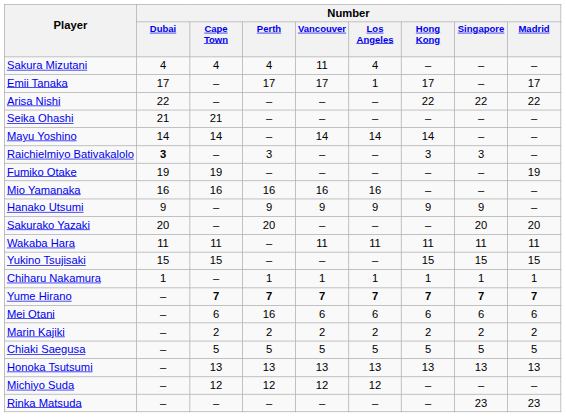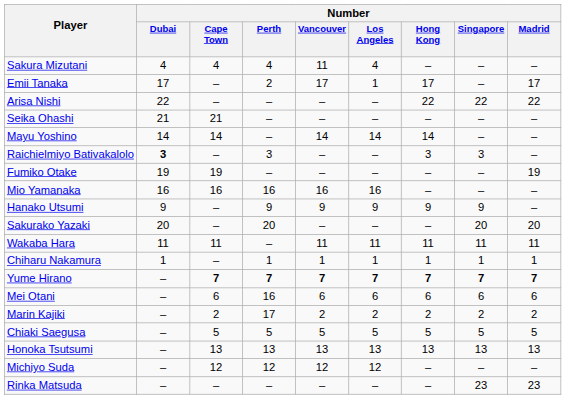(269, 83) 17 -> (269, 83) 2
- row: (46, 261)
(269, 332) 2 -> (269, 314) 17
